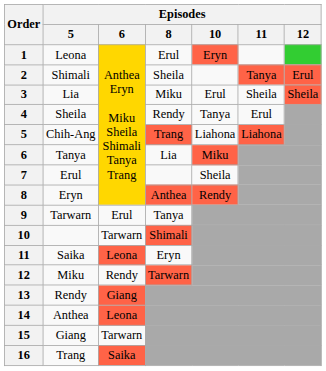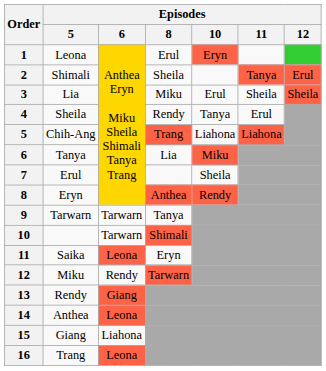(122, 214) Erul -> (122, 214) Tarwarn
(122, 335) Tarwarn -> (122, 335) Liahona
(122, 355) Saika -> (122, 355) Leona
